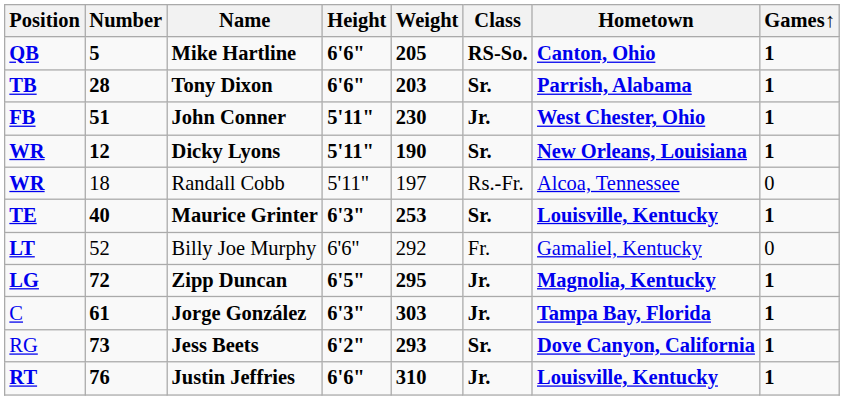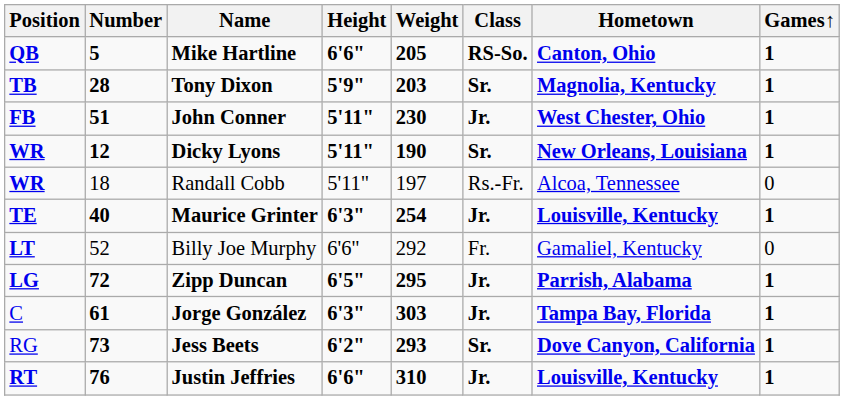(346, 85) 6'6" -> (346, 85) 5'9"
(614, 85) Parrish, Alabama -> (626, 85) Magnolia, Kentucky
(411, 215) 253 -> (411, 215) 254
(480, 215) Sr. -> (479, 215) Jr.
(626, 280) Magnolia, Kentucky -> (614, 280) Parrish, Alabama
